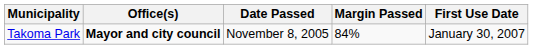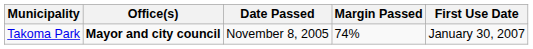(347, 34) 84% -> (347, 34) 74%
